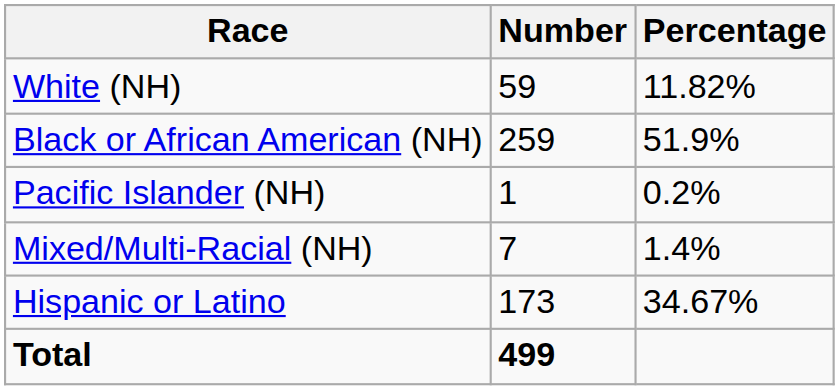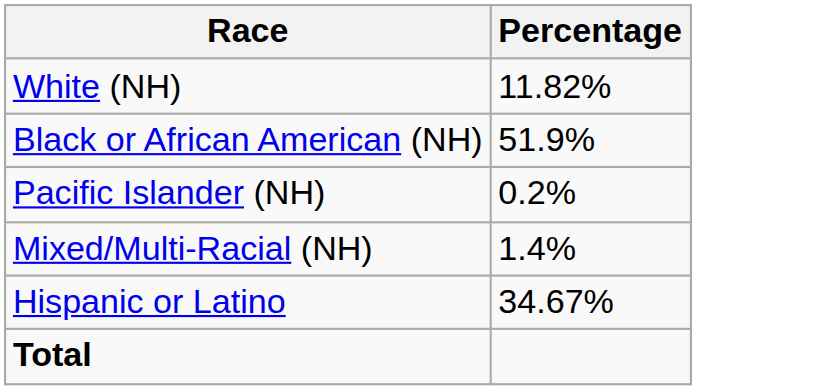- column: (563, 31)
